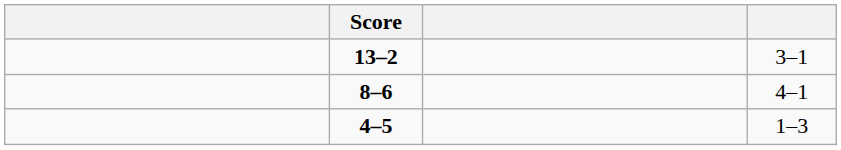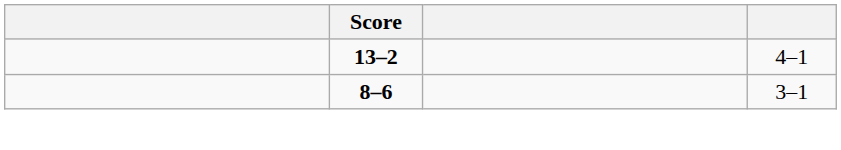(792, 56) 3–1 -> (792, 56) 4–1
(792, 91) 4–1 -> (792, 91) 3–1
- row: (376, 126)
